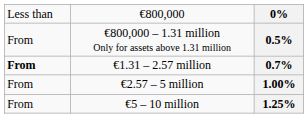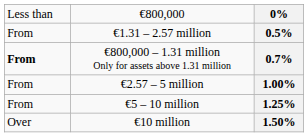(162, 39) €800,000 – 1.31 million Only for assets above 1.31 million -> (162, 33) €1.31 – 2.57 million
(162, 65) €1.31 – 2.57 million -> (162, 58) €800,000 – 1.31 million Only for assets above 1.31 million
+ row: (279, 122)
